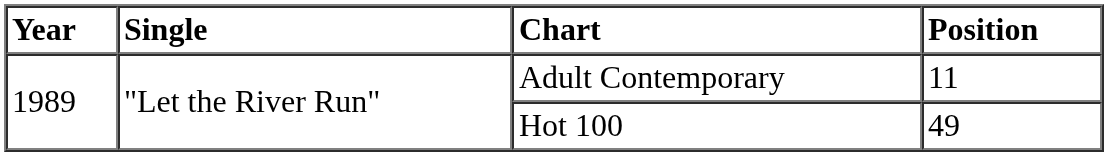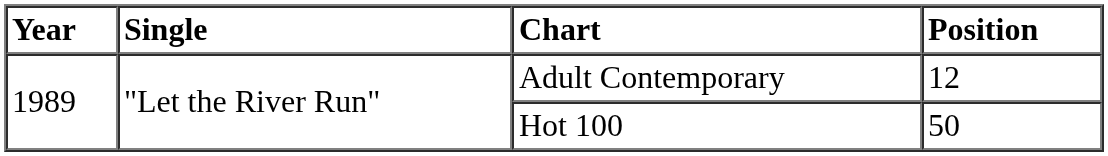(943, 77) 11 -> (944, 77) 12
(944, 125) 49 -> (944, 125) 50
